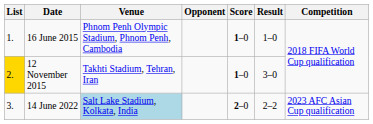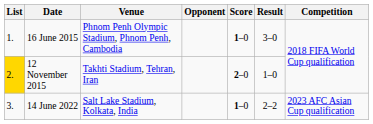(270, 38) 1–0 -> (270, 38) 3–0
(241, 74) 1–0 -> (241, 74) 2–0
(270, 74) 3–0 -> (270, 74) 1–0
(119, 106) lightblue background -> (119, 106) no background
(241, 106) 2–0 -> (241, 106) 1–0
